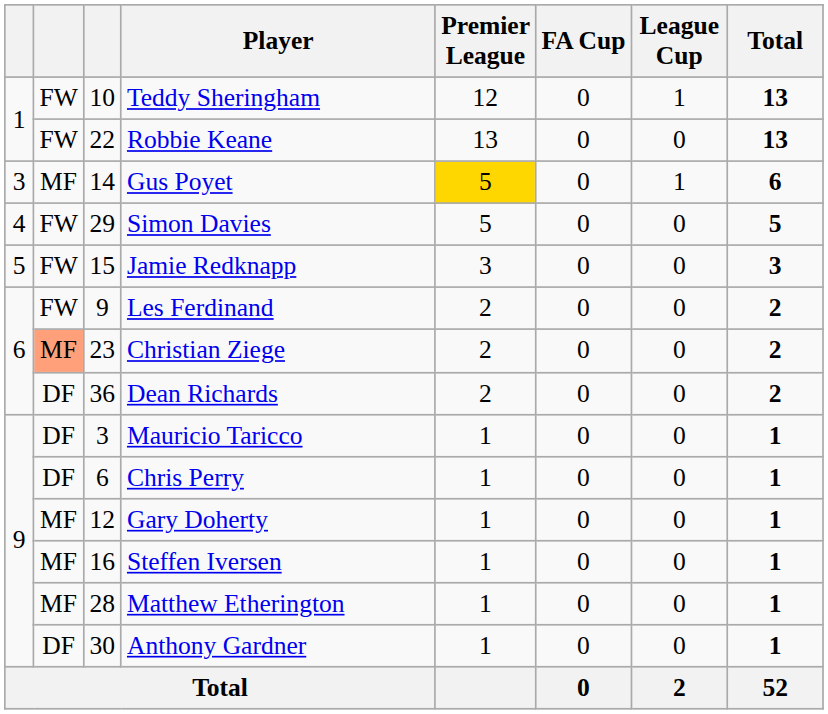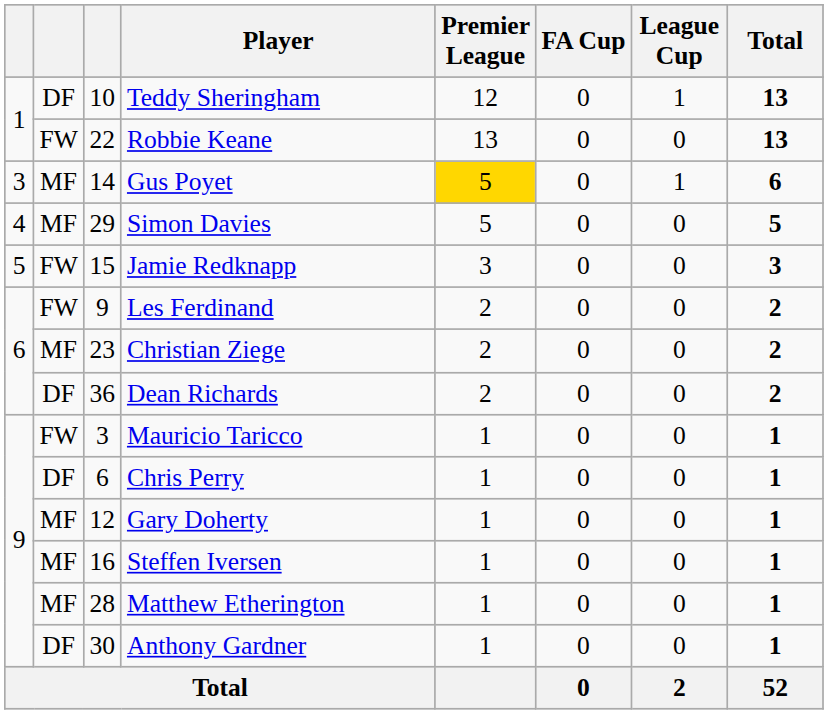(59, 98) FW -> (59, 98) DF
(59, 224) FW -> (59, 224) MF
(59, 350) lightsalmon background -> (59, 350) no background
(59, 434) DF -> (59, 434) FW
